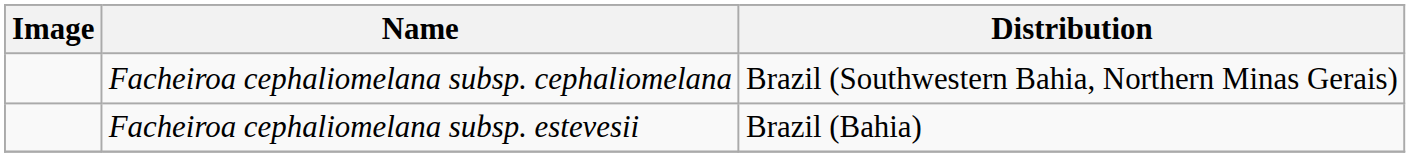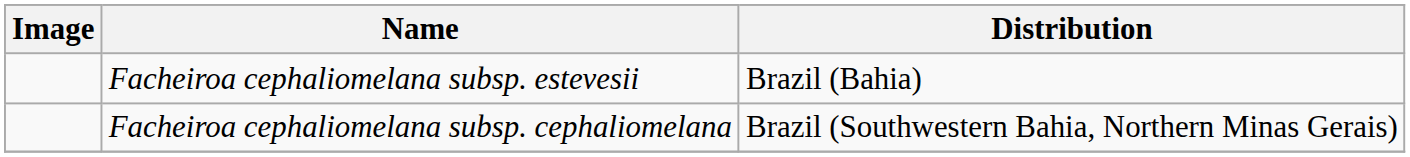rows swapped: (420, 77) <-> (374, 126)
